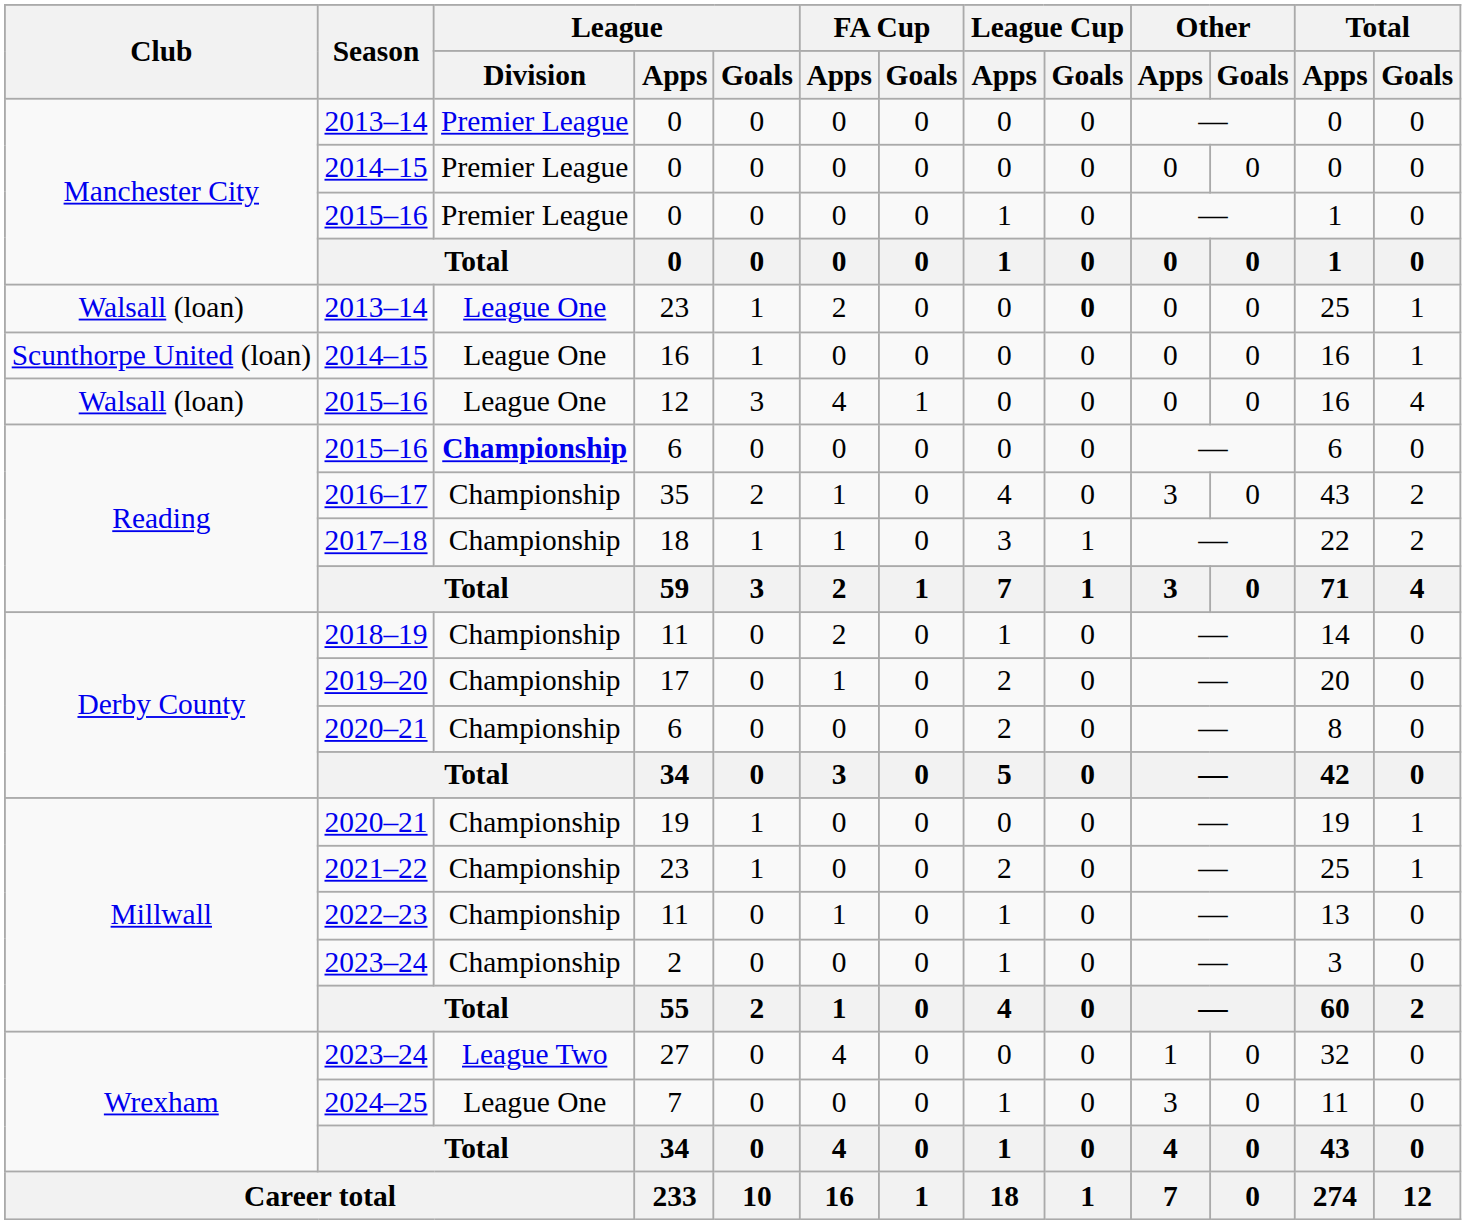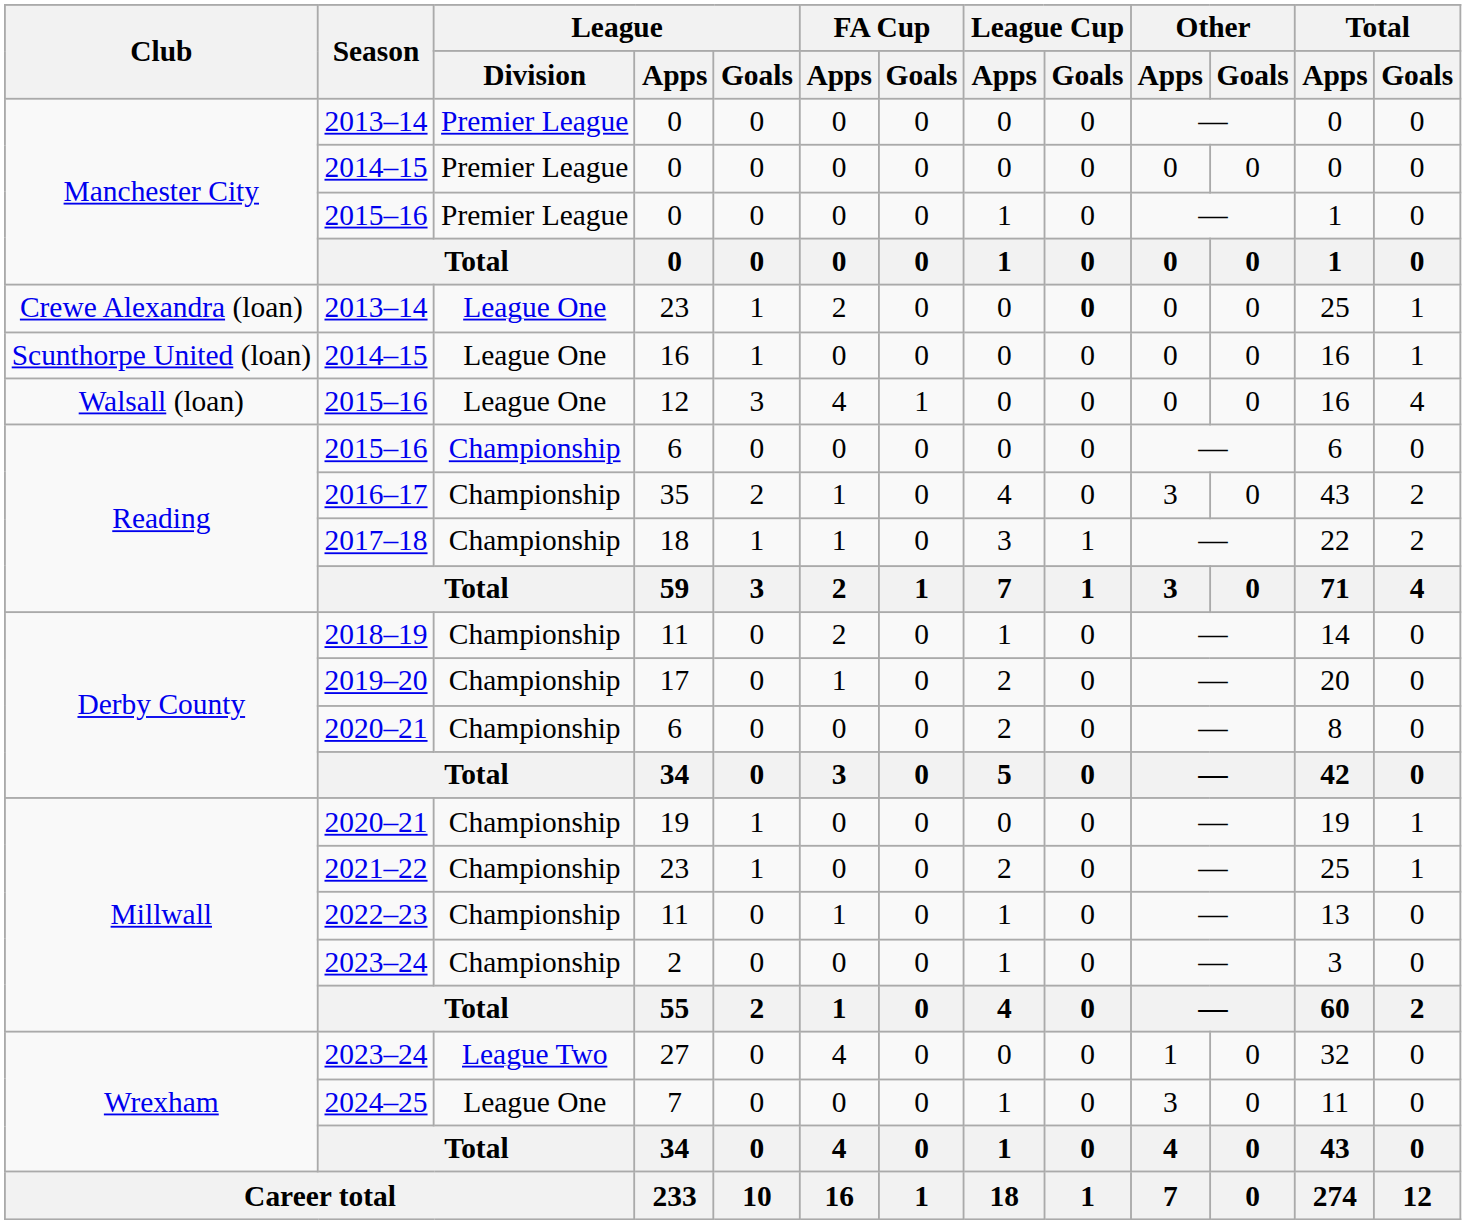(161, 307) Walsall (loan) -> (161, 307) Crewe Alexandra (loan)
(535, 448) bold -> (535, 448) normal
